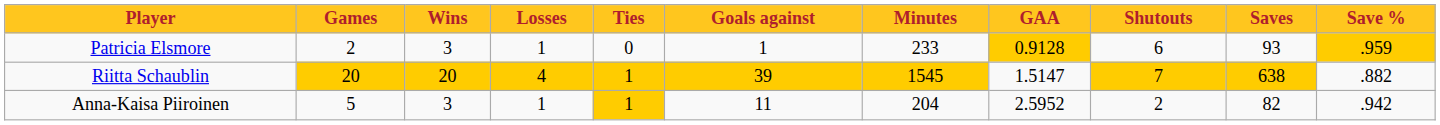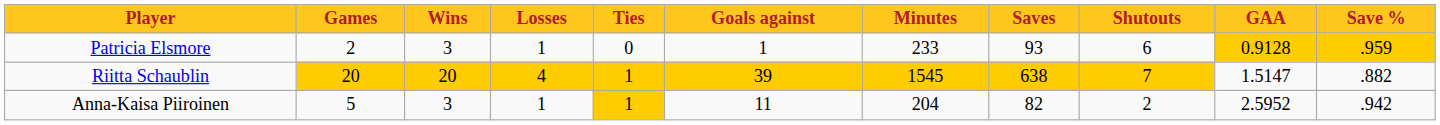columns swapped: (1040, 18) <-> (1271, 18)
